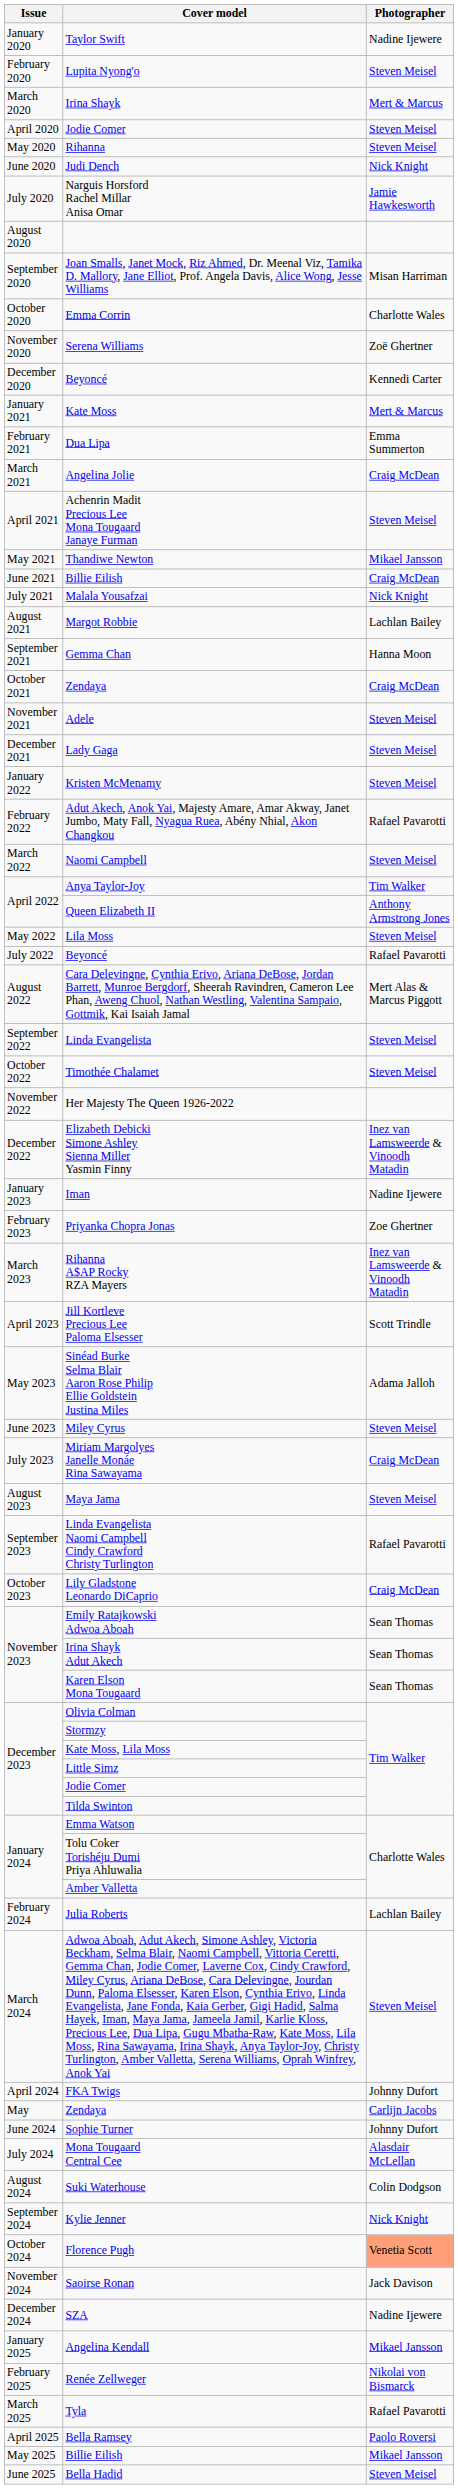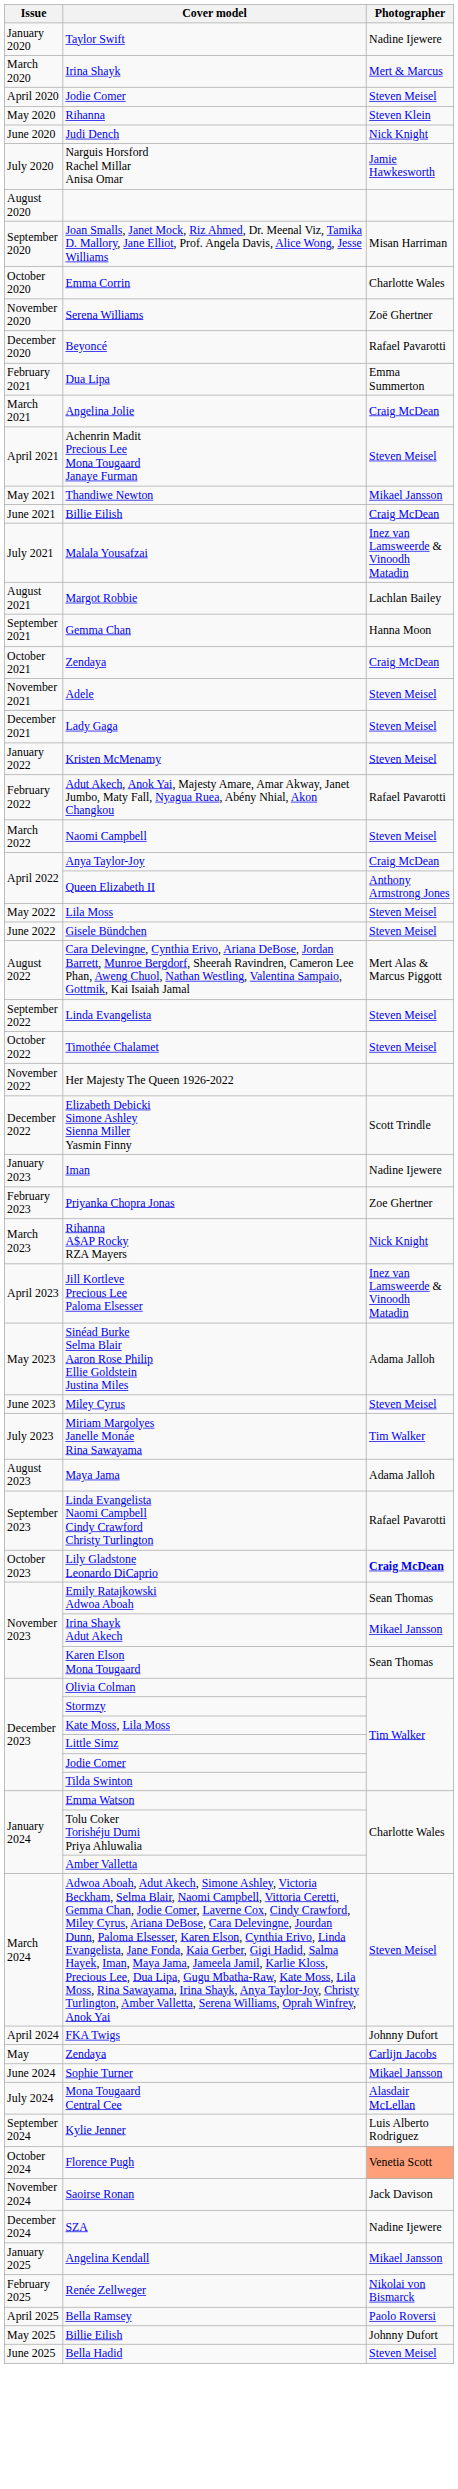- row: (28, 71)
(403, 147) Steven Meisel -> (400, 115) Steven Klein
(405, 379) Kennedi Carter -> (407, 346) Rafael Pavarotti
- row: (26, 411)
(399, 597) Nick Knight -> (405, 552) Inez van Lamsweerde & Vinoodh Matadin
(397, 885) Tim Walker -> (404, 861) Craig McDean
+ row: (31, 931)
- row: (30, 955)
(405, 1149) Inez van Lamsweerde & Vinoodh Matadin -> (400, 1125) Scott Trindle
(405, 1272) Inez van Lamsweerde & Vinoodh Matadin -> (399, 1241) Nick Knight
(400, 1324) Scott Trindle -> (405, 1293) Inez van Lamsweerde & Vinoodh Matadin
(404, 1460) Craig McDean -> (397, 1436) Tim Walker
(403, 1499) Steven Meisel -> (402, 1475) Adama Jalloh
(404, 1590) normal -> (406, 1566) bold
(401, 1654) Sean Thomas -> (406, 1630) Mikael Jansson
- row: (28, 1914)
(403, 2129) Johnny Dufort -> (406, 2072) Mikael Jansson
- row: (24, 2186)
(399, 2218) Nick Knight -> (399, 2130) Luis Alberto Rodriguez
- row: (23, 2411)
(406, 2455) Mikael Jansson -> (403, 2335) Johnny Dufort
